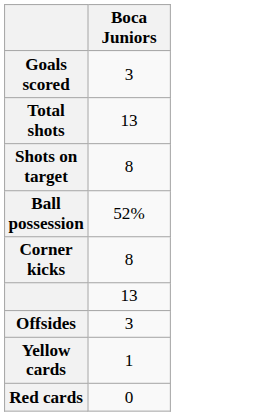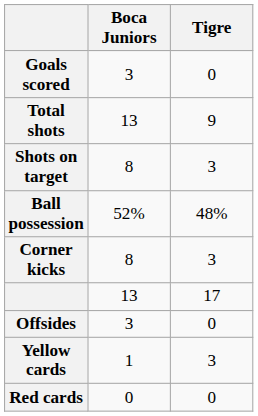+ column: (212, 27)
